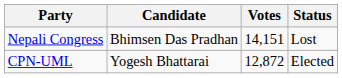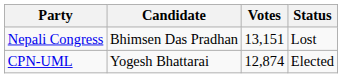(264, 38) 14,151 -> (264, 38) 13,151
(264, 61) 12,872 -> (264, 61) 12,874
